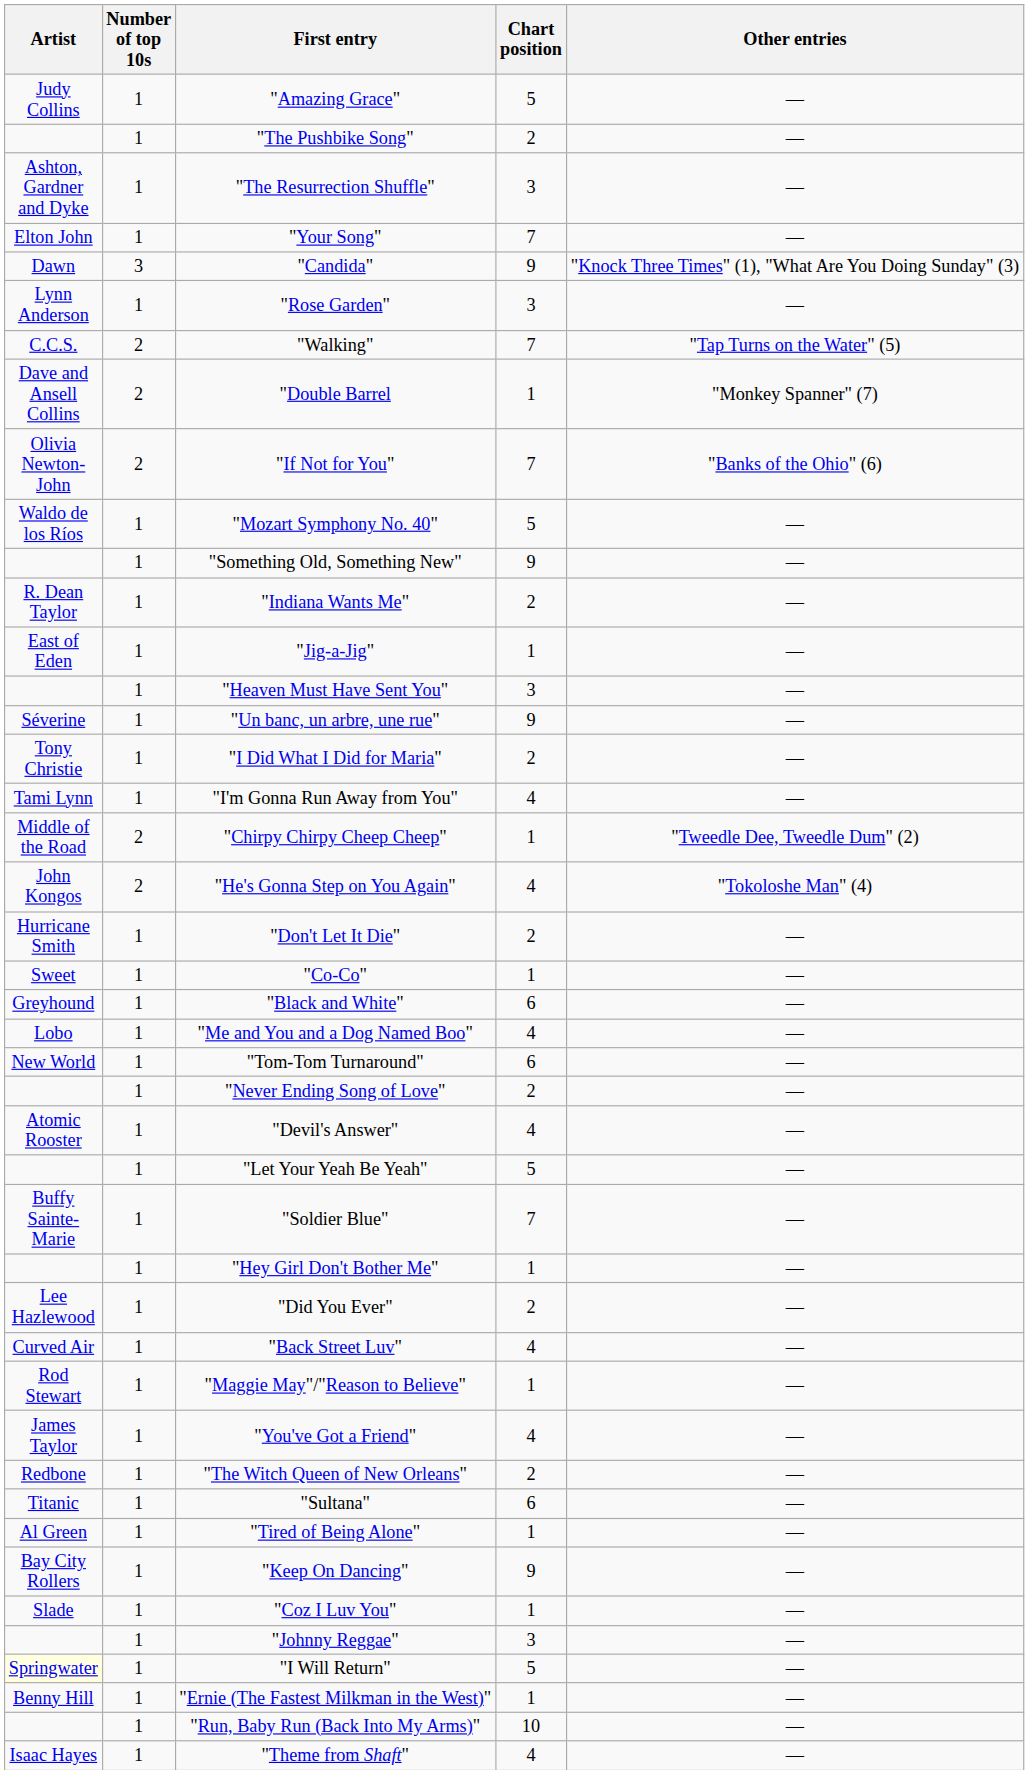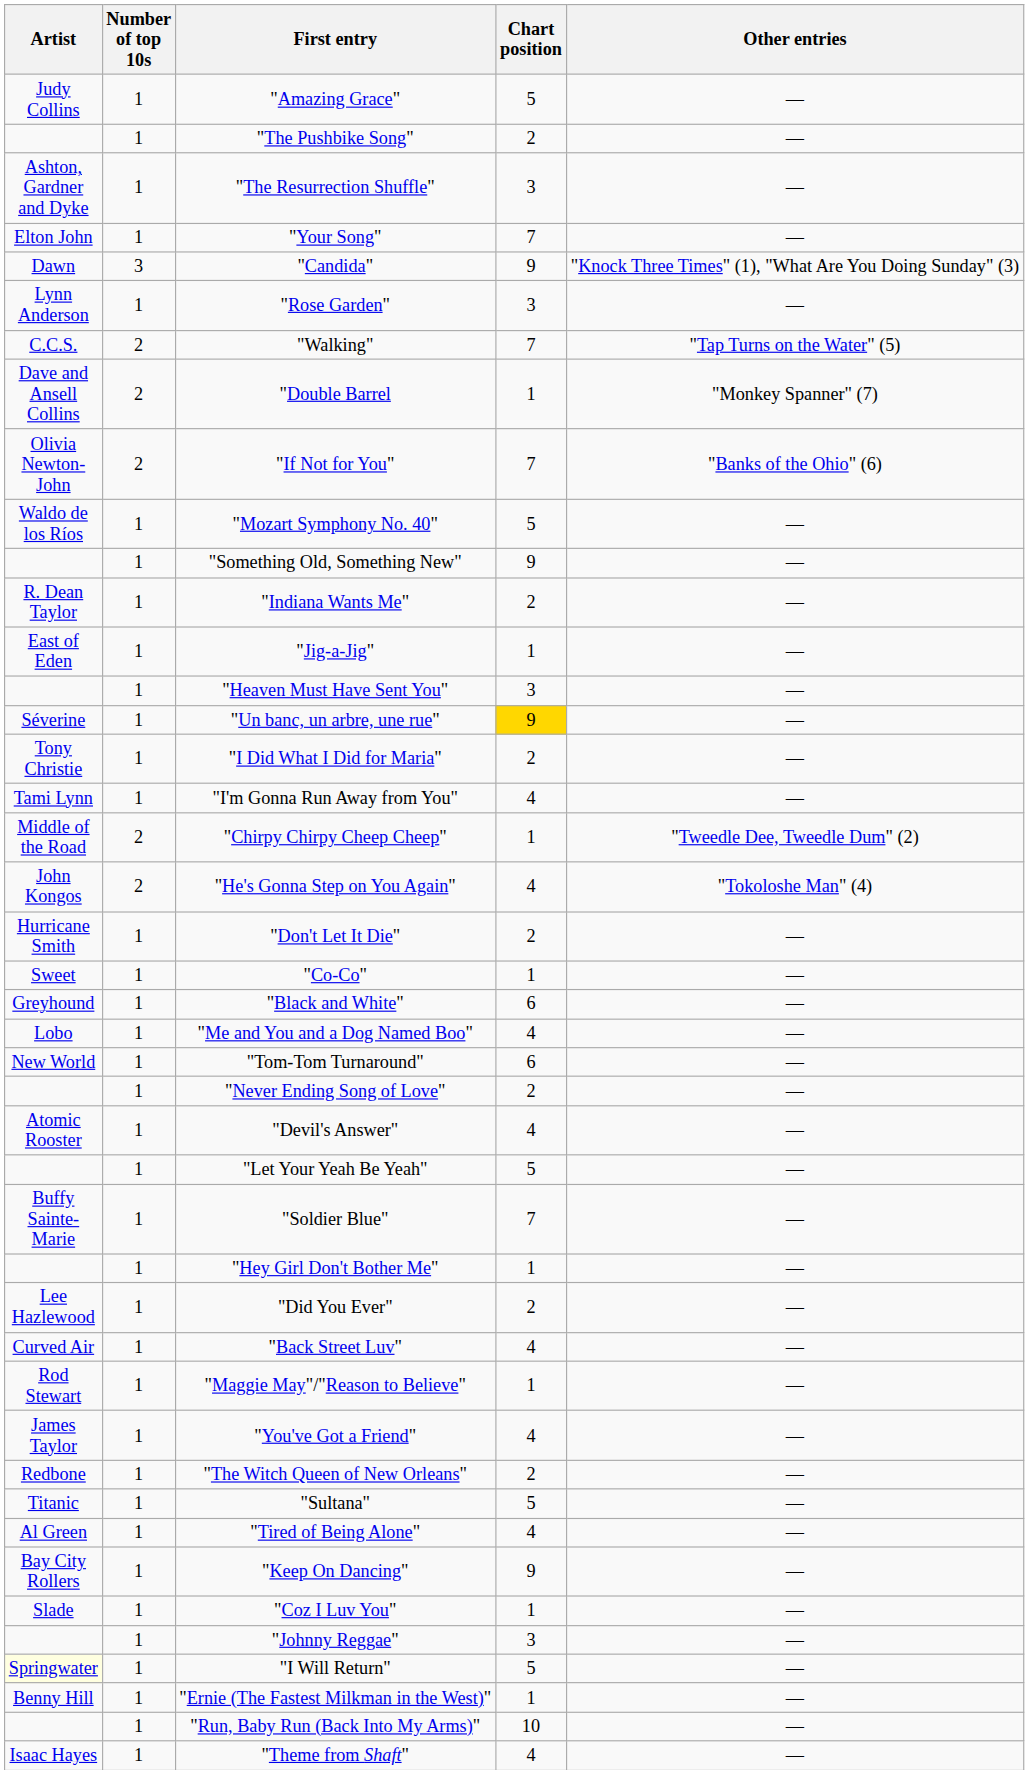(531, 719) no background -> (531, 719) gold background
(531, 1503) 6 -> (531, 1503) 5
(531, 1532) 1 -> (531, 1532) 4
